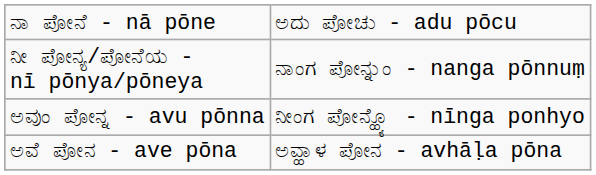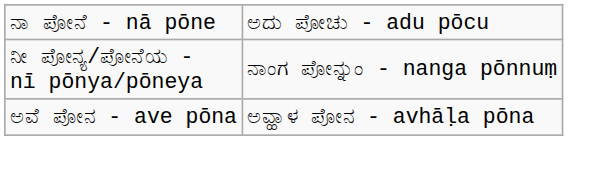- row: (137, 117)
